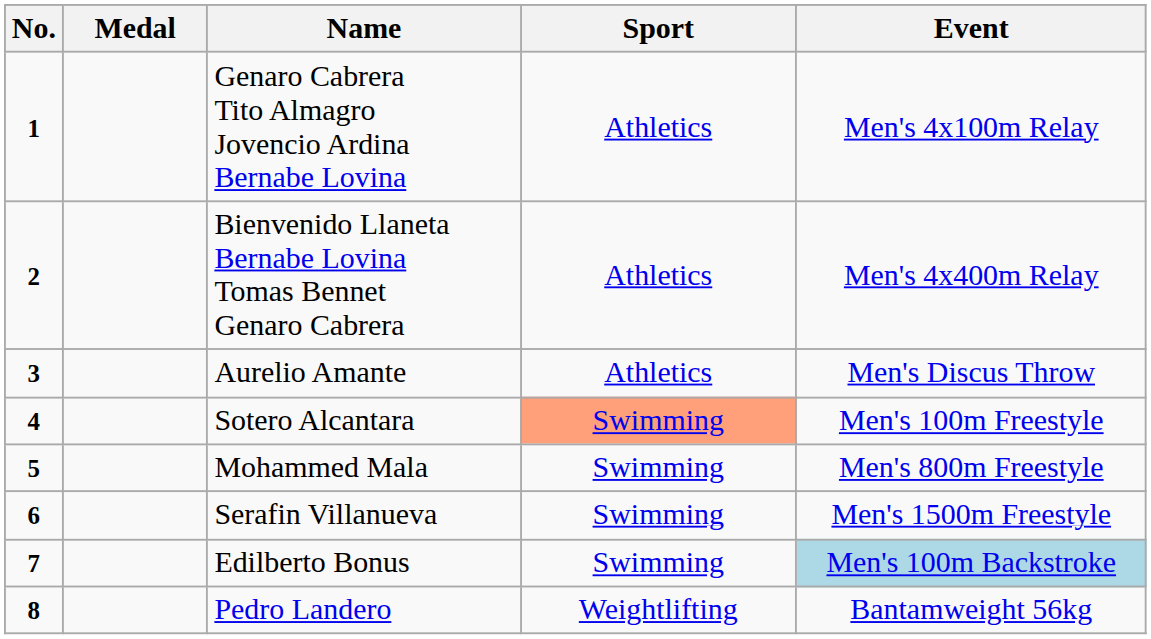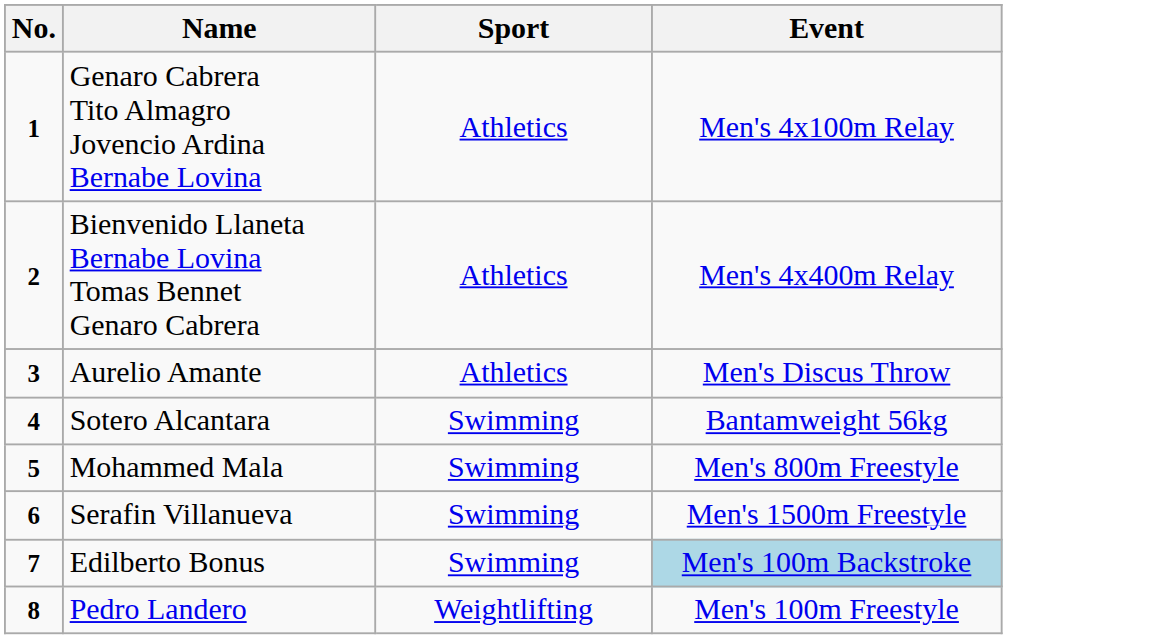- column: (135, 28)
(658, 419) lightsalmon background -> (514, 419) no background
(971, 419) Men's 100m Freestyle -> (827, 419) Bantamweight 56kg
(971, 609) Bantamweight 56kg -> (827, 609) Men's 100m Freestyle
